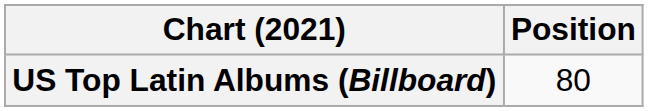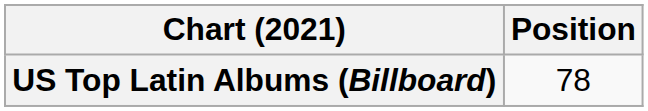(573, 79) 80 -> (573, 79) 78
